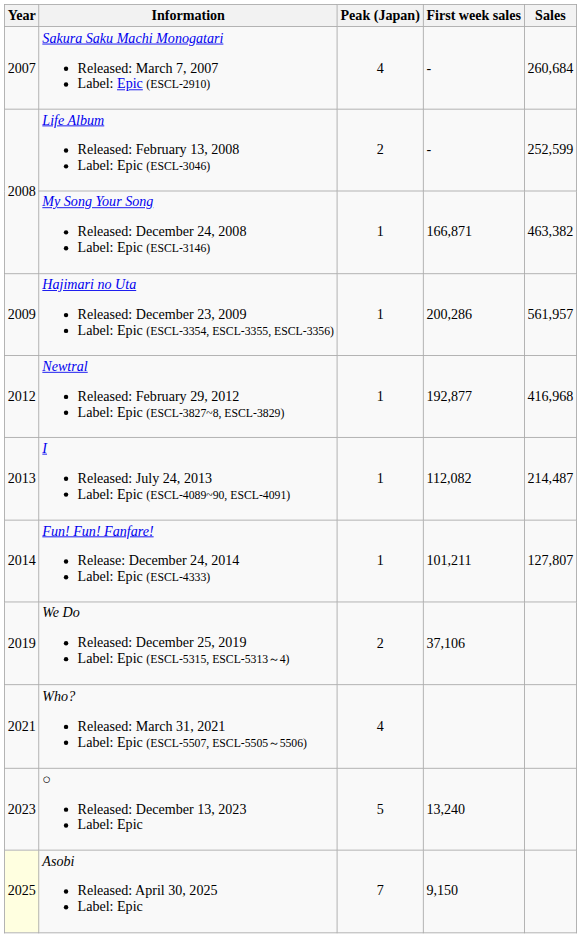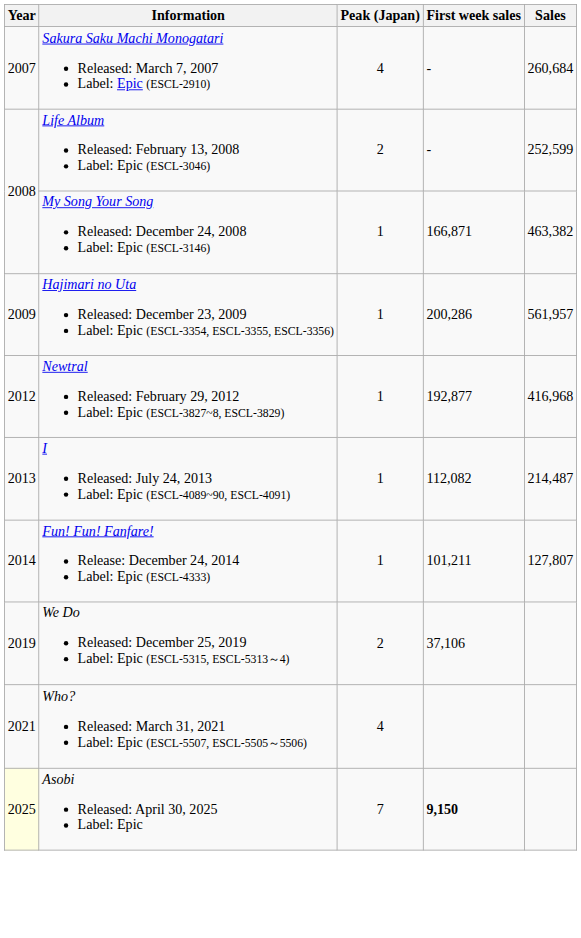- row: (188, 802)
(442, 891) normal -> (442, 809) bold
